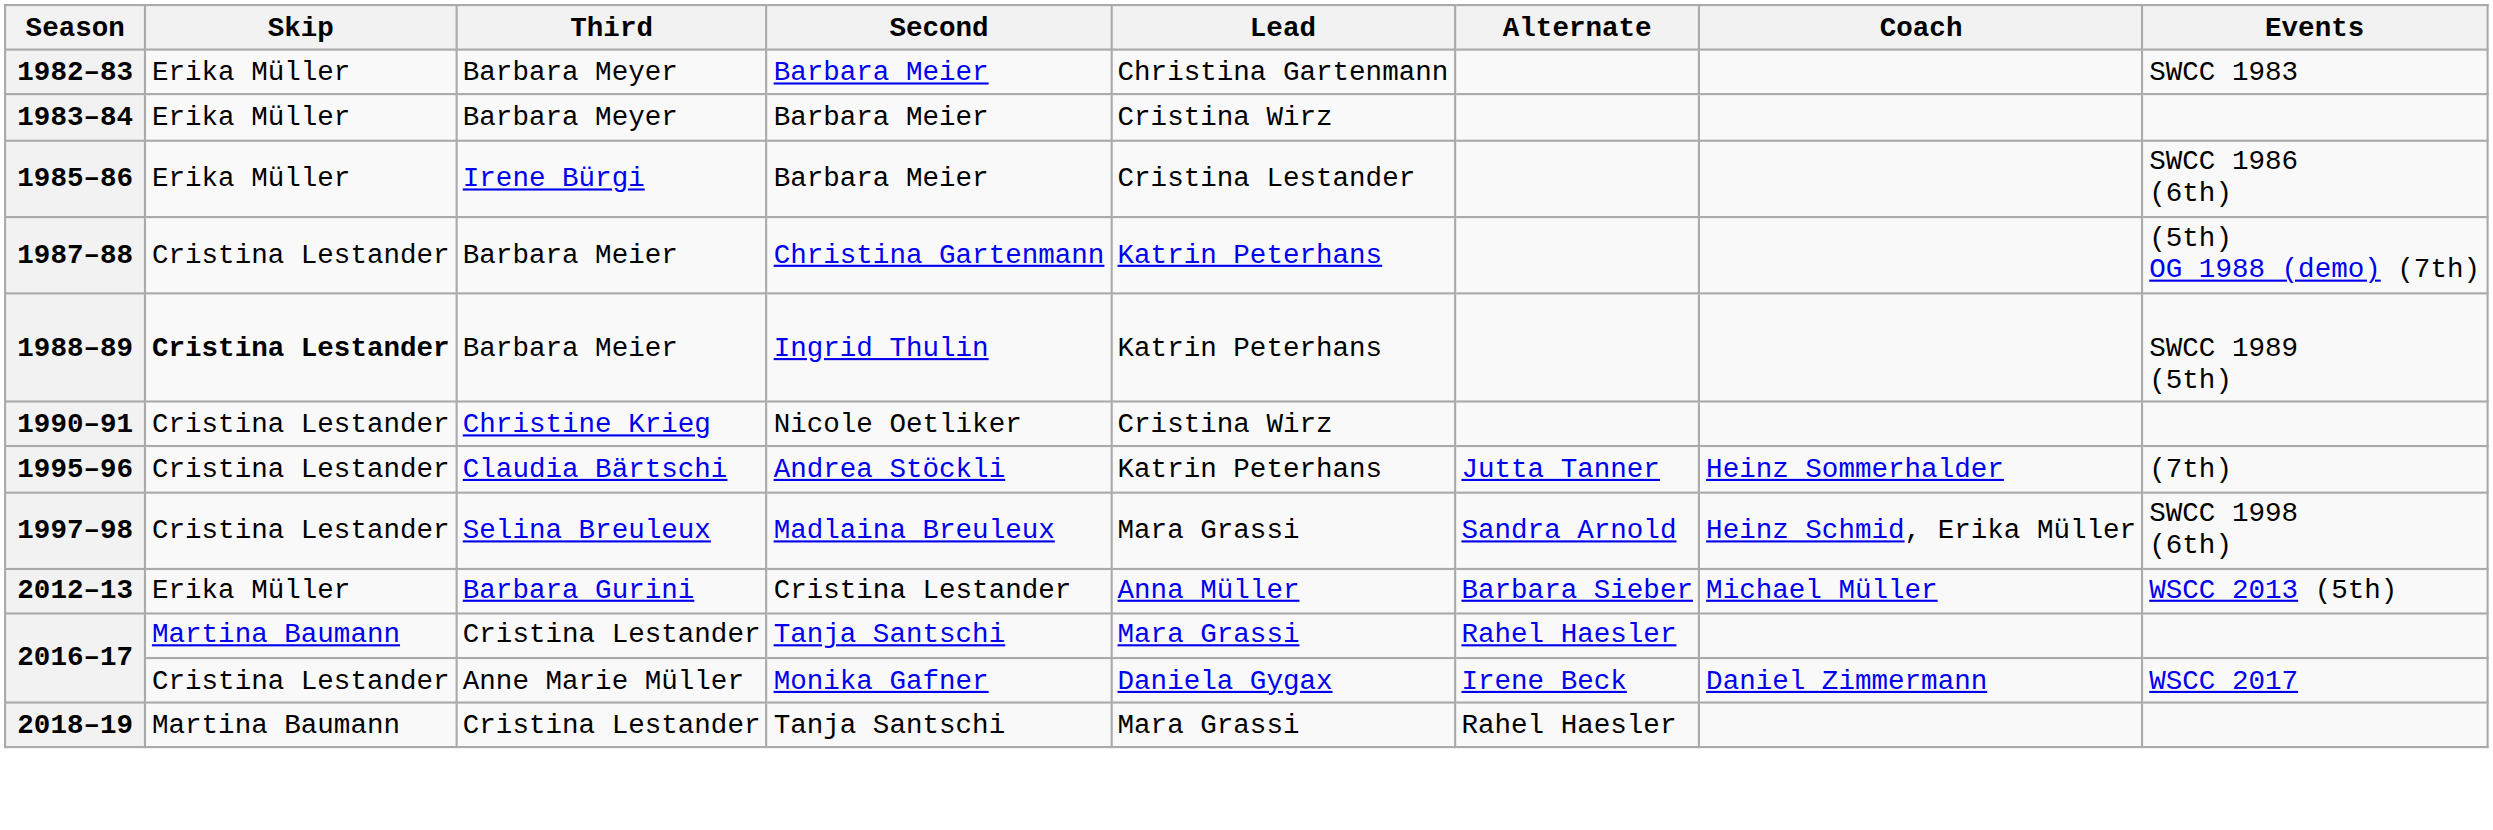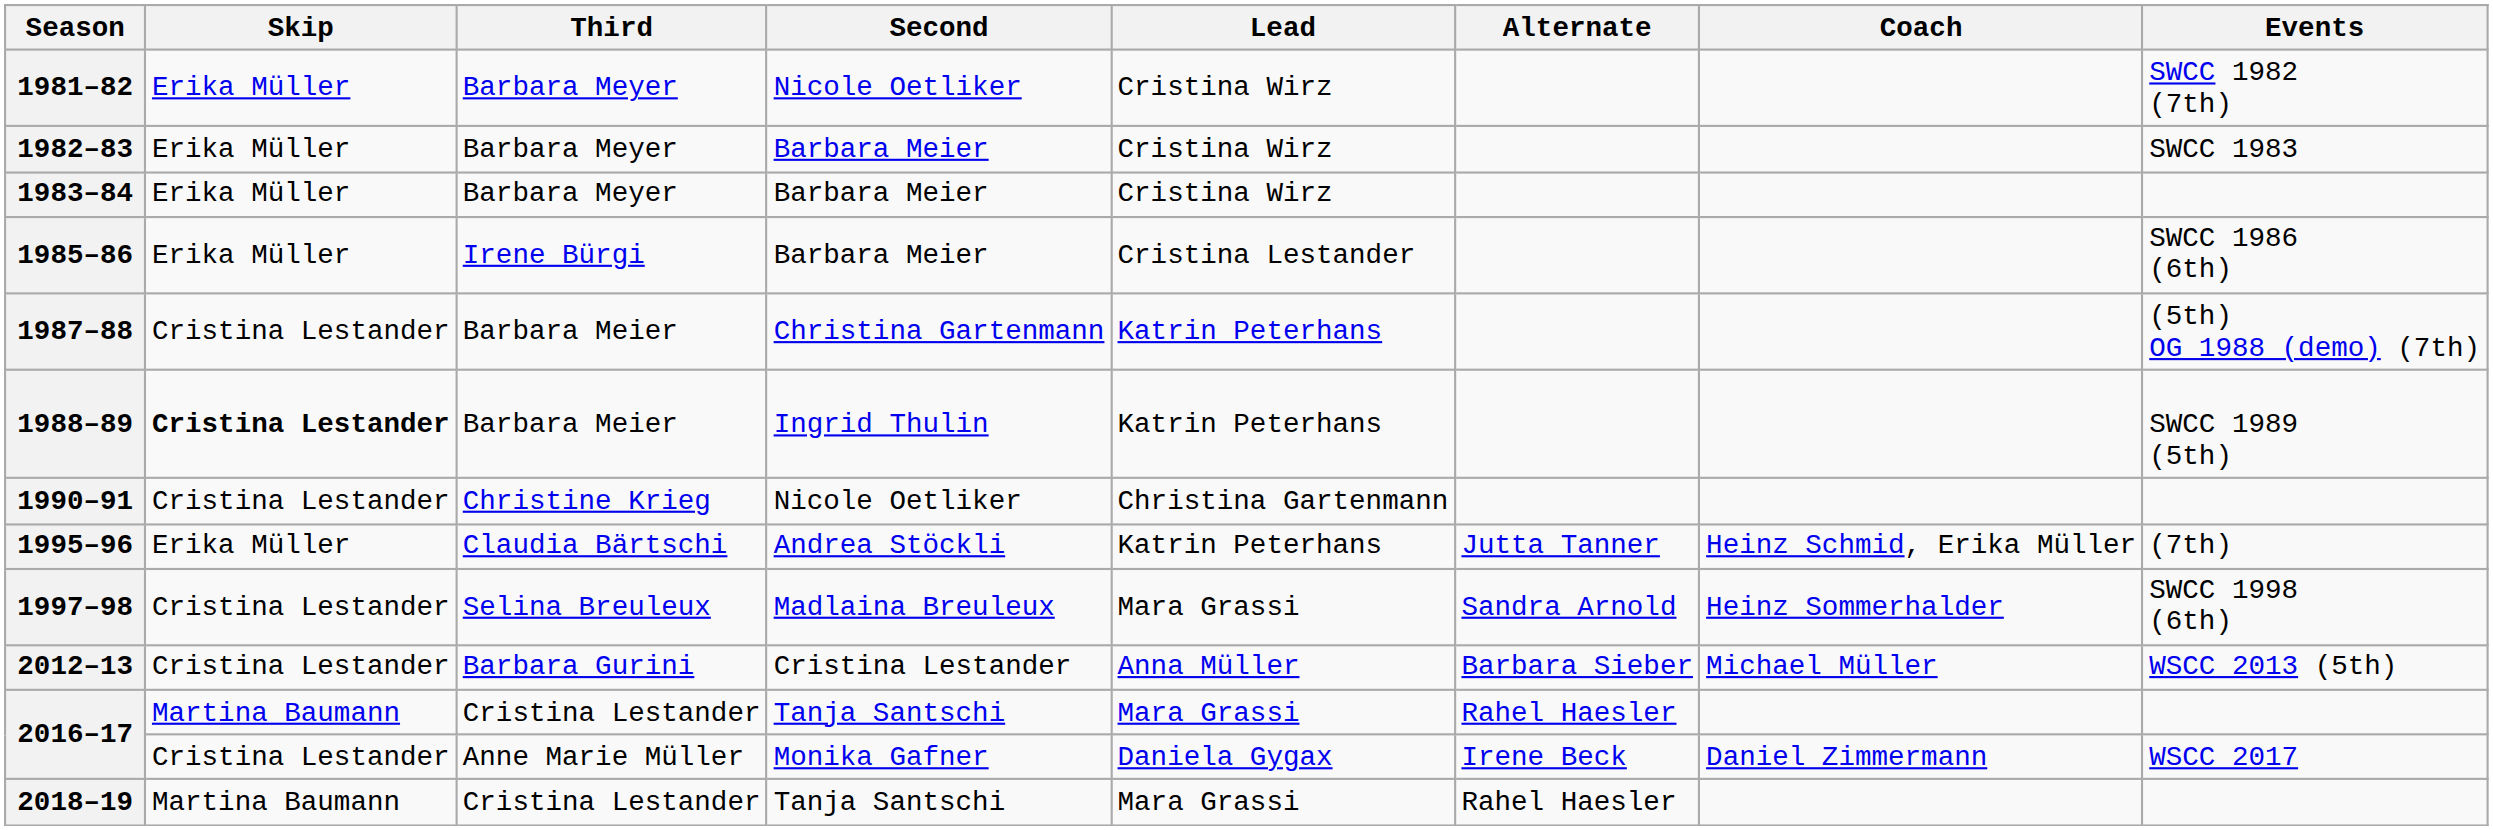+ row: (75, 88)
(1283, 72) Christina Gartenmann -> (1225, 149) Cristina Wirz
(1225, 424) Cristina Wirz -> (1283, 501) Christina Gartenmann
(301, 469) Cristina Lestander -> (251, 546) Erika Müller
(1855, 469) Heinz Sommerhalder -> (1921, 546) Heinz Schmid, Erika Müller
(1921, 530) Heinz Schmid, Erika Müller -> (1855, 607) Heinz Sommerhalder
(251, 591) Erika Müller -> (301, 667) Cristina Lestander
